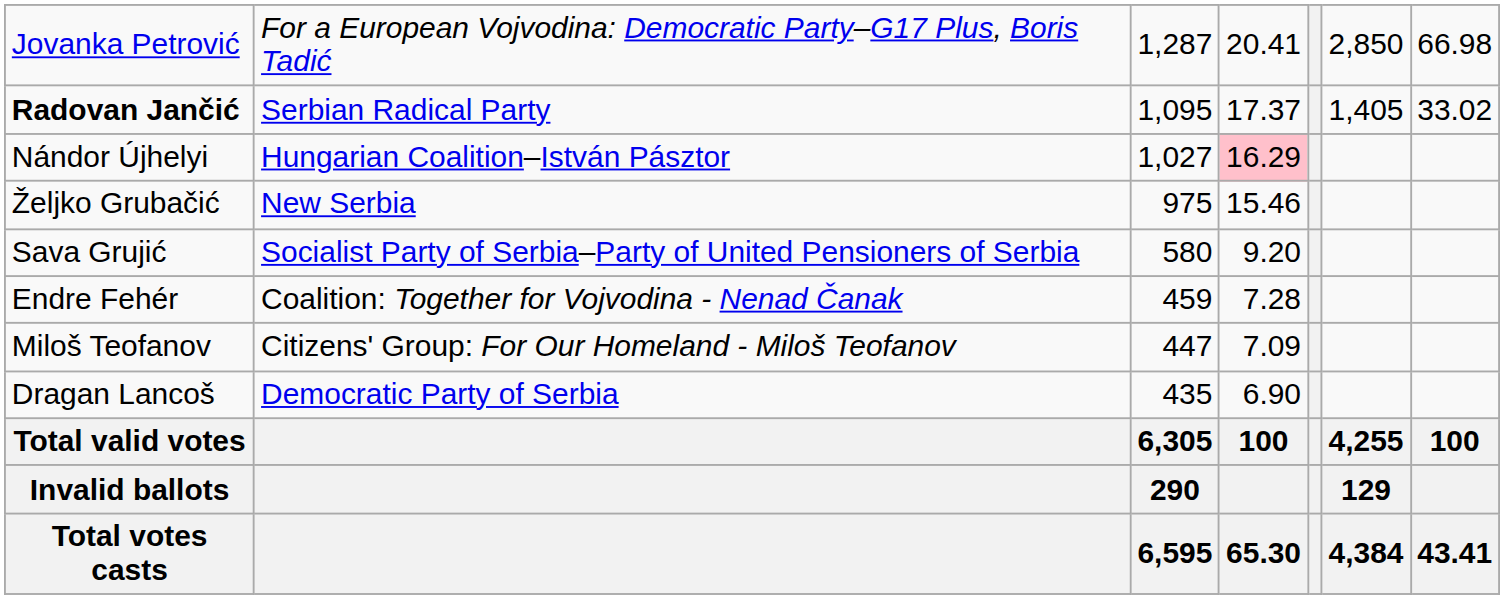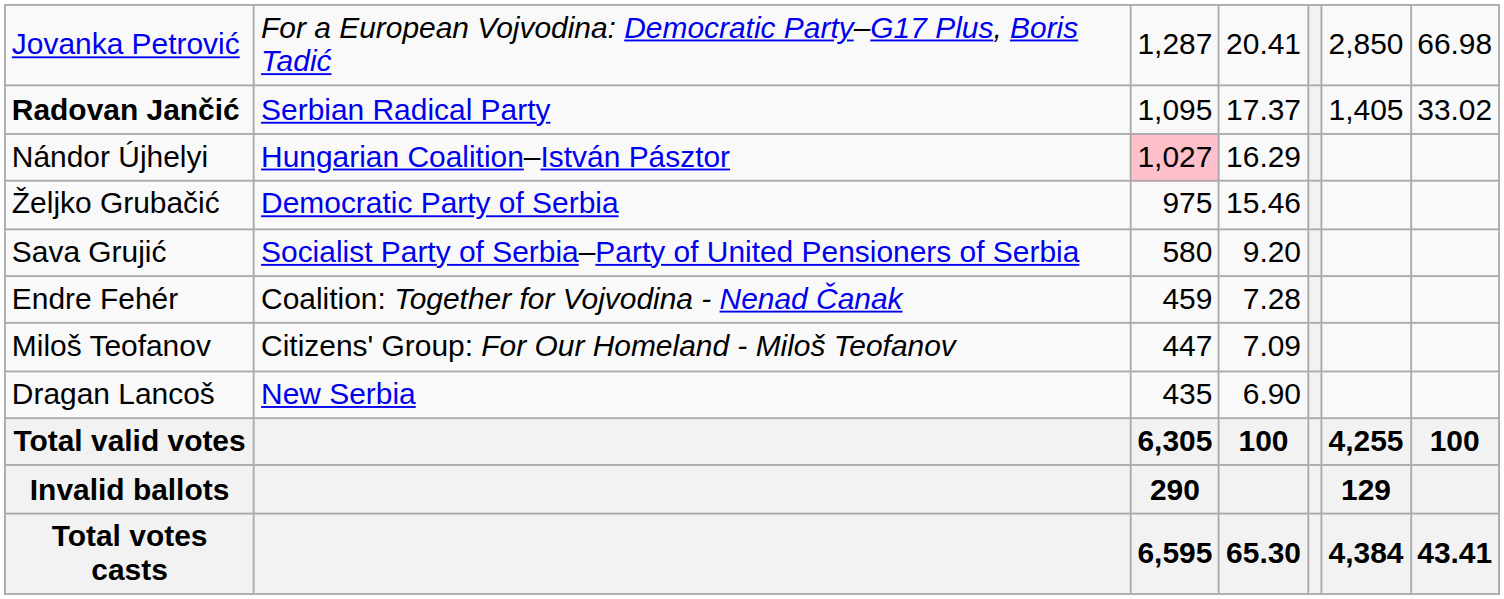(1175, 156) no background -> (1175, 156) pink background
(1264, 156) pink background -> (1264, 156) no background
(338, 204) New Serbia -> (440, 204) Democratic Party of Serbia
(440, 394) Democratic Party of Serbia -> (338, 394) New Serbia
